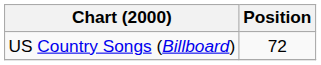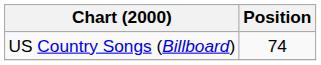(277, 45) 72 -> (277, 45) 74
